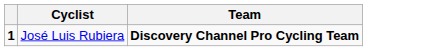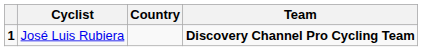+ column: (155, 14)
